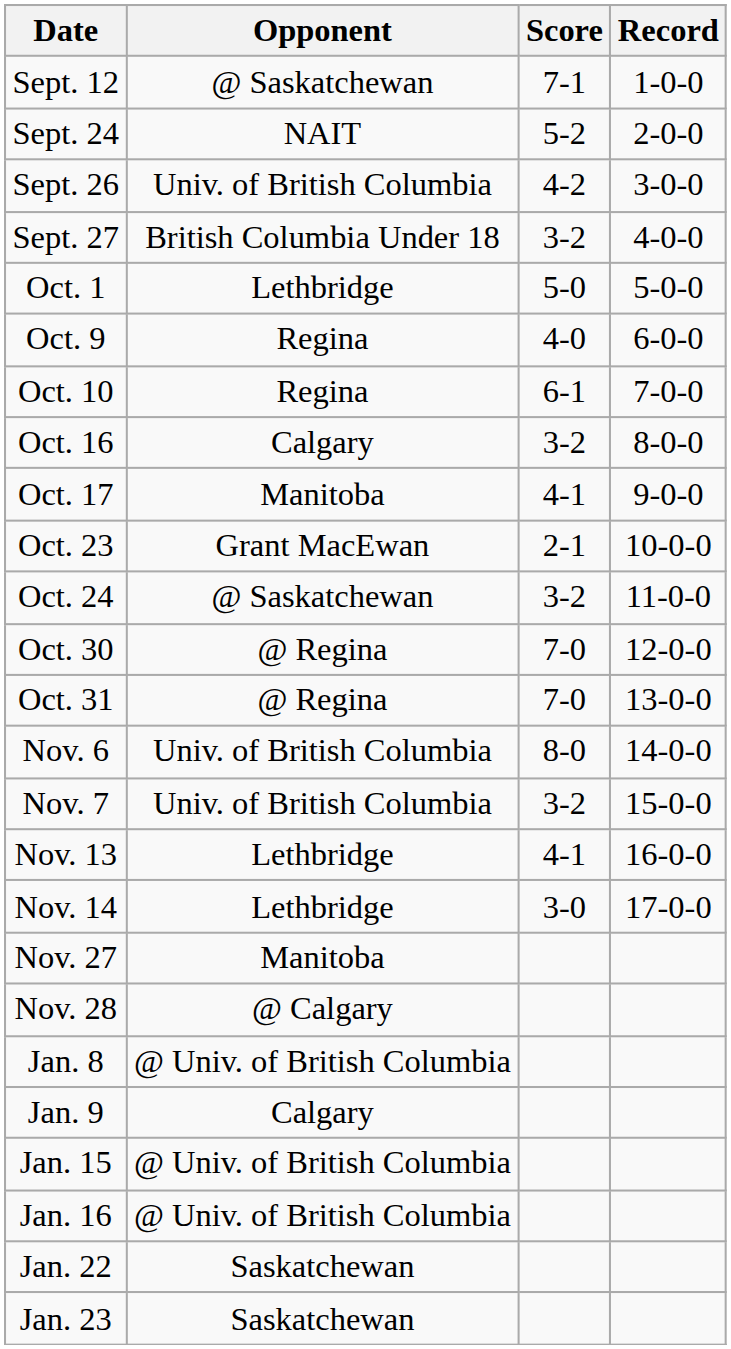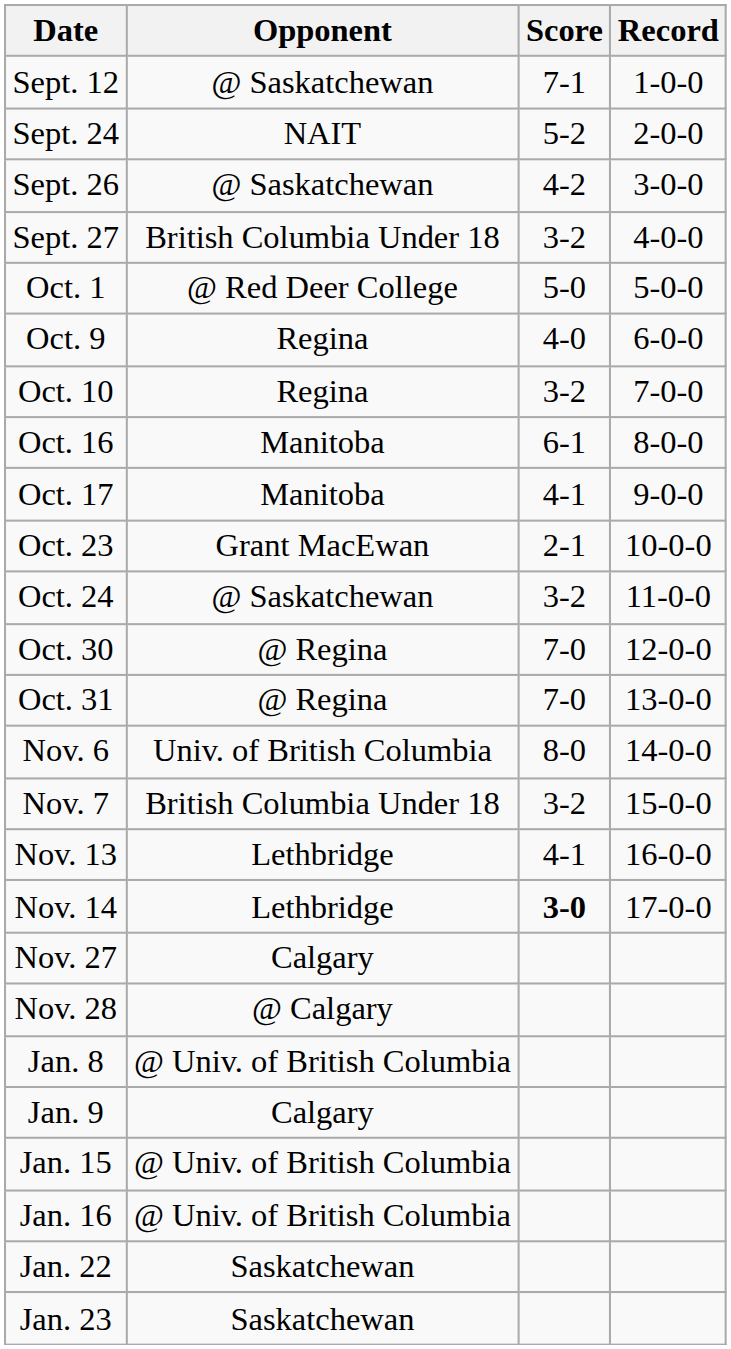(322, 184) Univ. of British Columbia -> (322, 184) @ Saskatchewan
(322, 287) Lethbridge -> (322, 287) @ Red Deer College
(564, 390) 6-1 -> (564, 390) 3-2
(322, 442) Calgary -> (322, 442) Manitoba
(564, 442) 3-2 -> (564, 442) 6-1
(322, 802) Univ. of British Columbia -> (322, 802) British Columbia Under 18
(564, 905) normal -> (564, 905) bold
(322, 957) Manitoba -> (322, 957) Calgary
